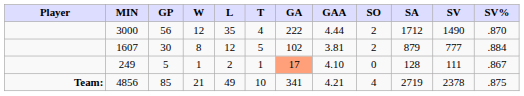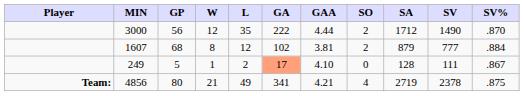- column: (261, 13)
(166, 47) 30 -> (177, 47) 68
(166, 82) 85 -> (177, 82) 80
